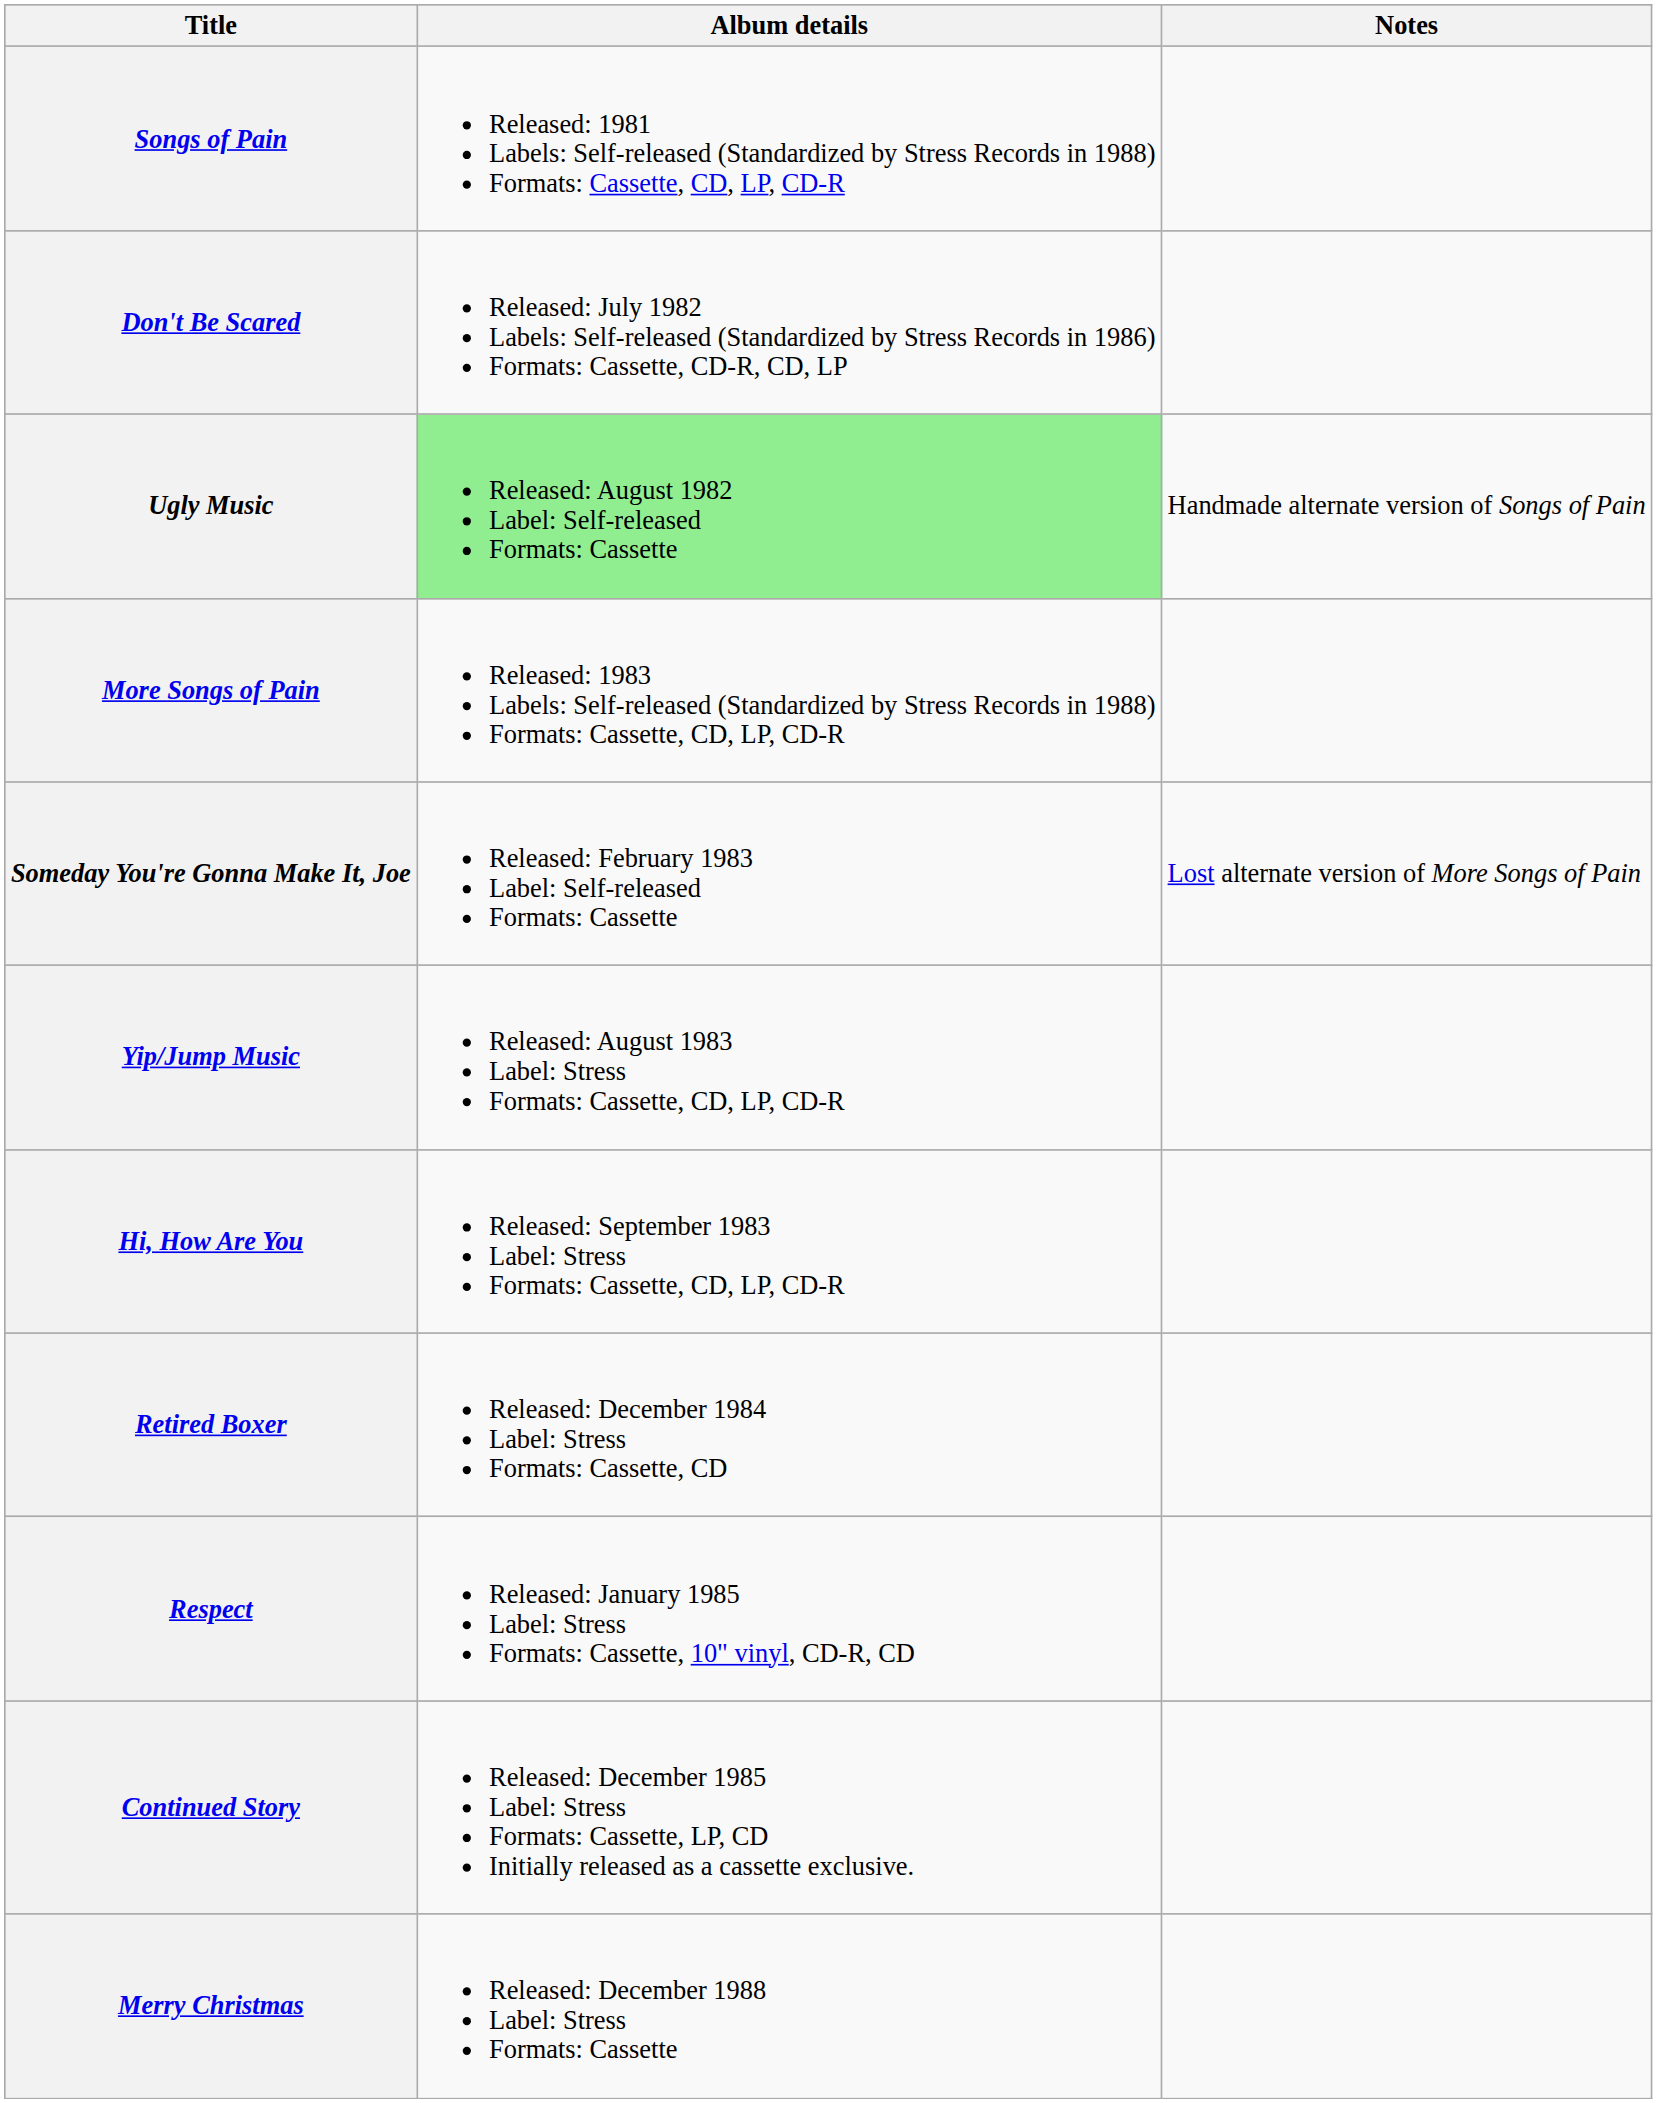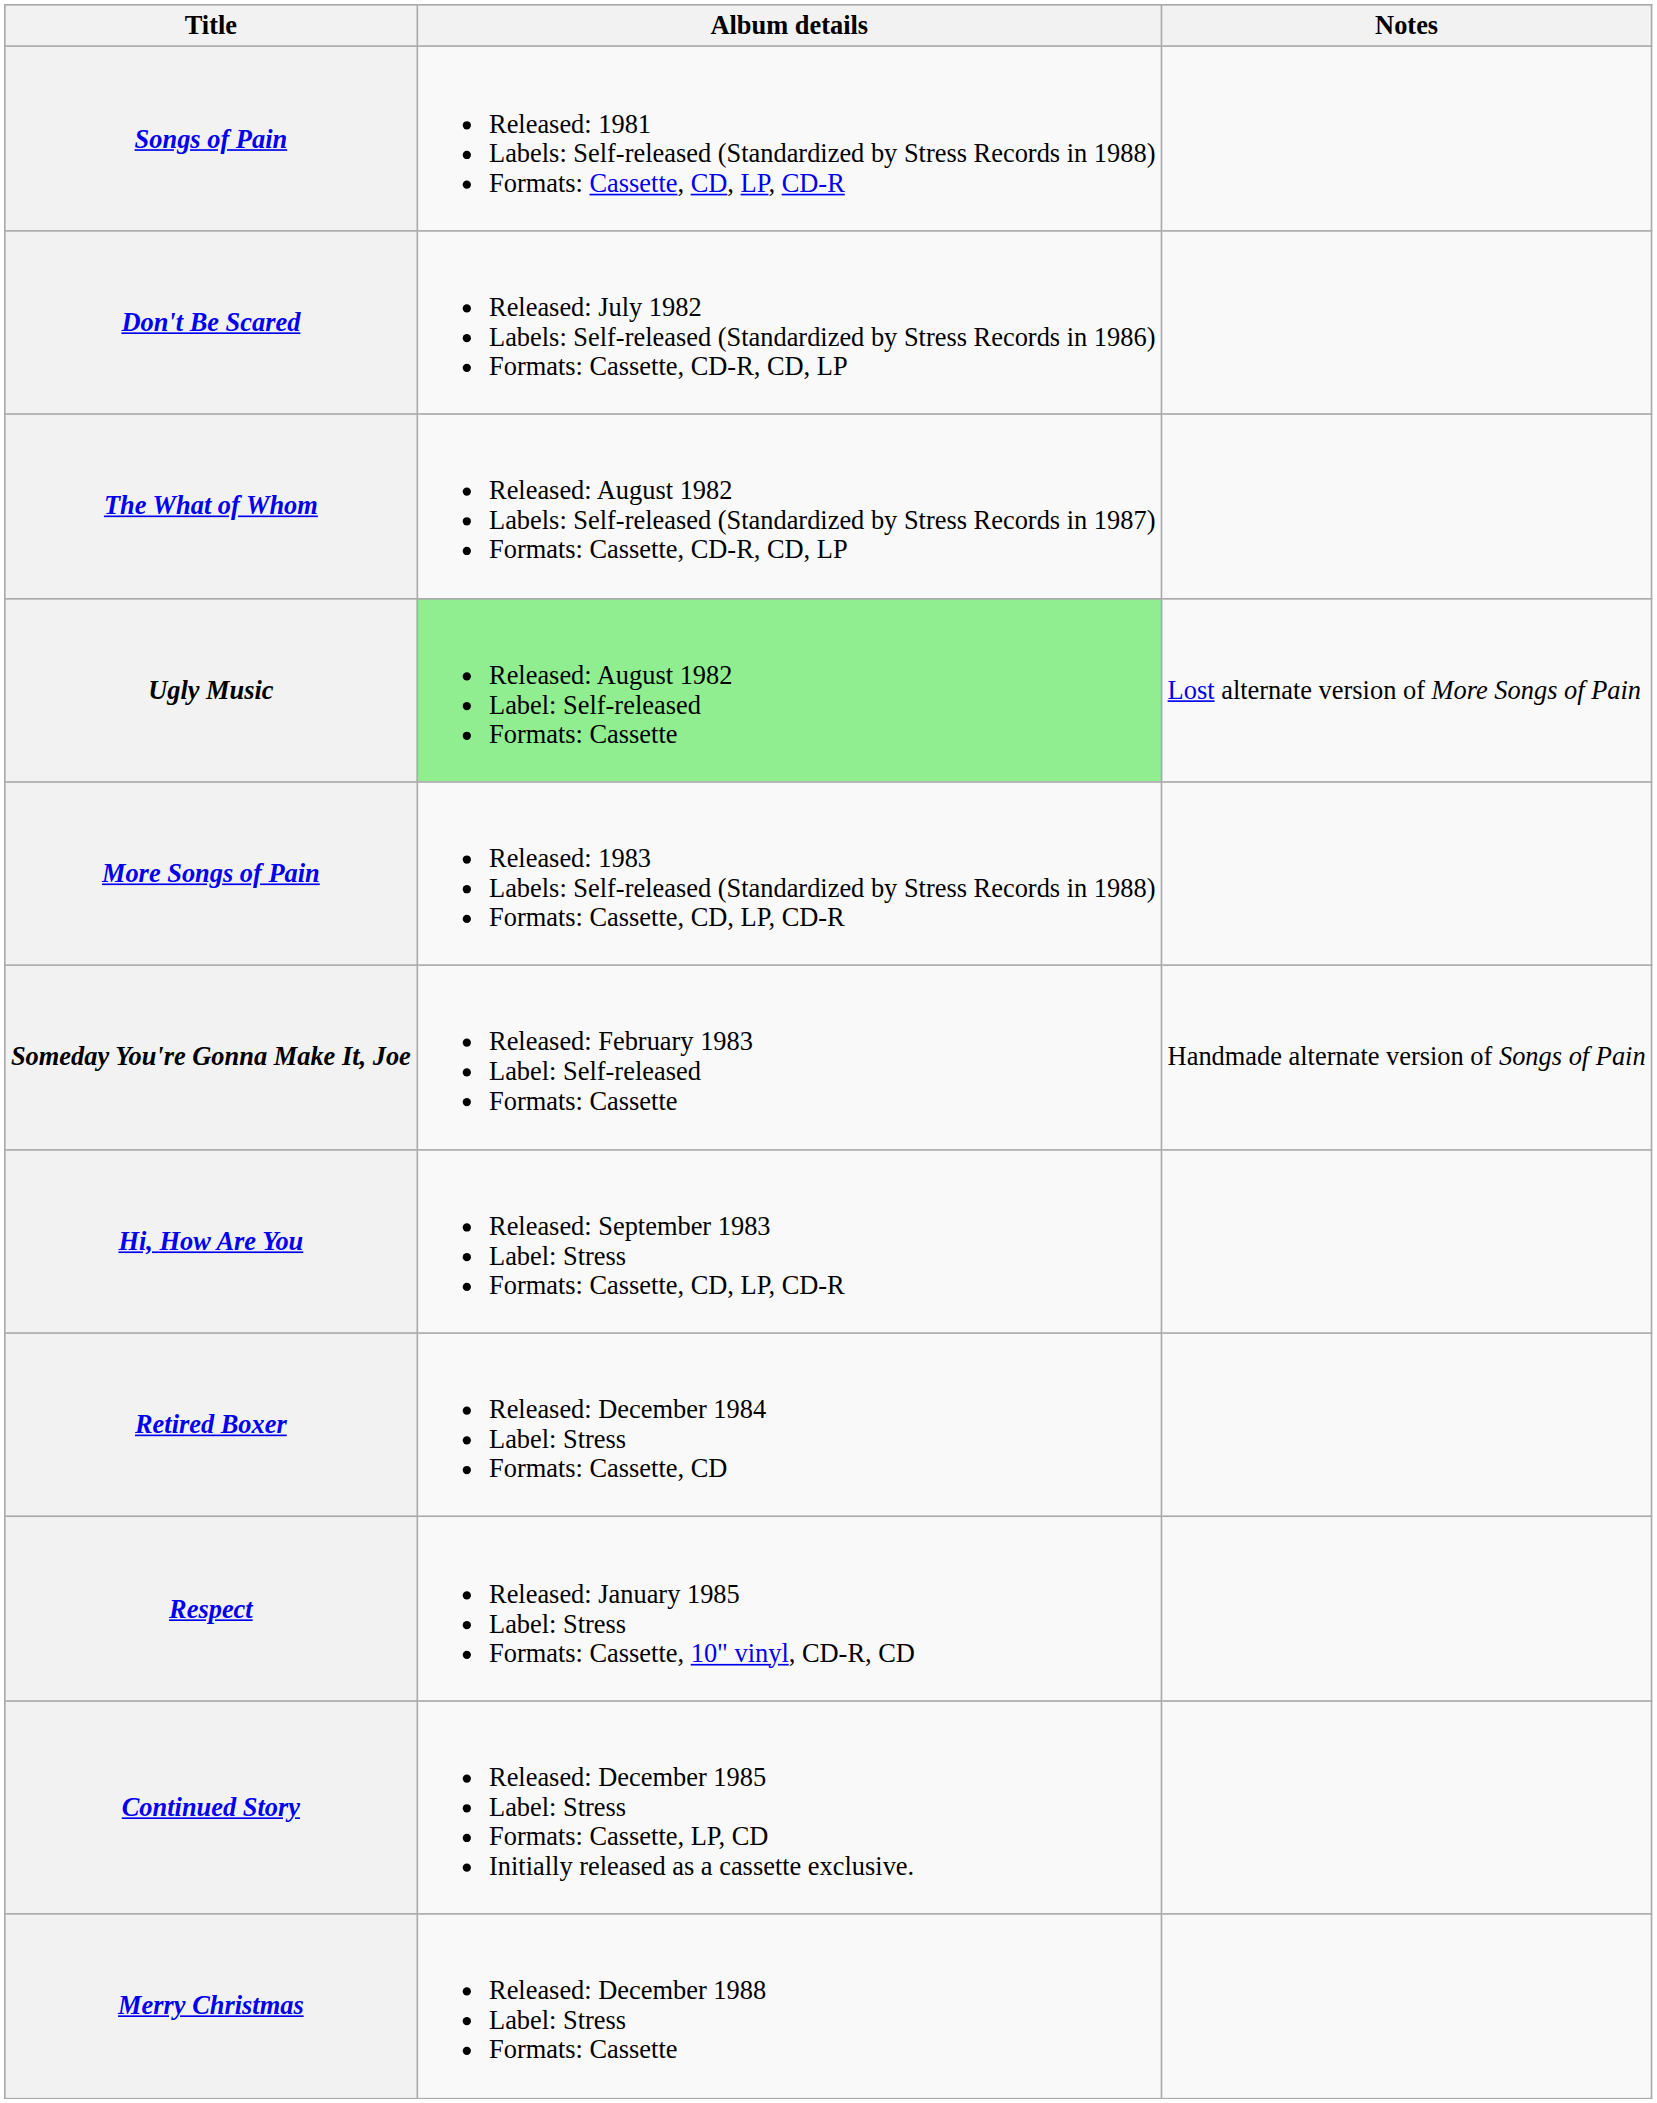+ row: (211, 505)
(1407, 505) Handmade alternate version of Songs of Pain -> (1404, 689) Lost alternate version of More Songs of Pain
(1404, 873) Lost alternate version of More Songs of Pain -> (1407, 1057) Handmade alternate version of Songs of Pain
- row: (211, 1057)
